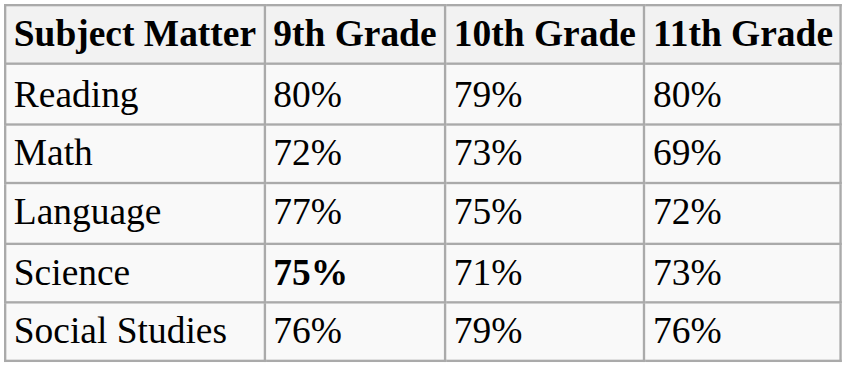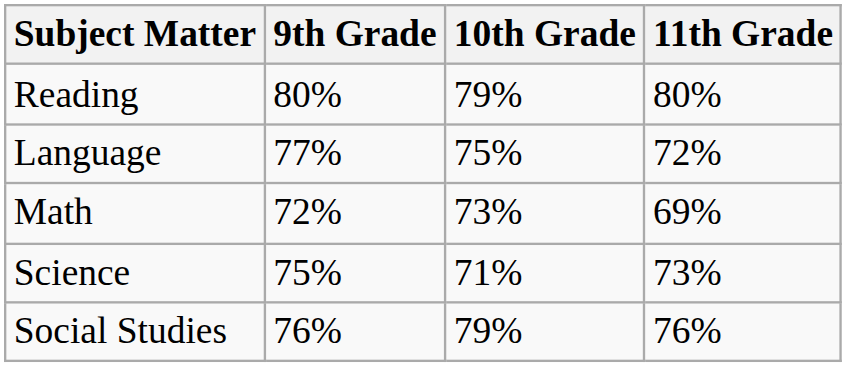rows swapped: (88, 212) <-> (53, 152)
(311, 271) bold -> (308, 271) normal
